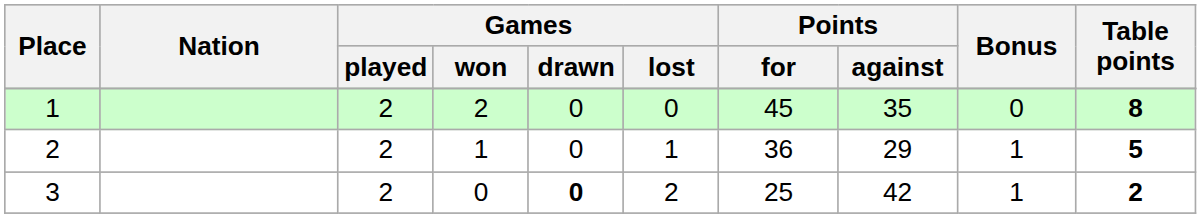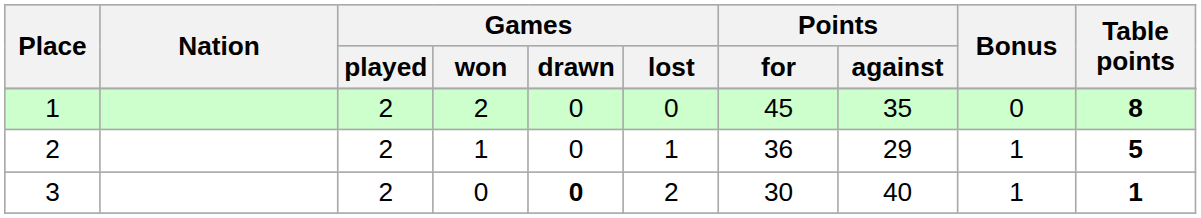(779, 191) 25 -> (779, 191) 30
(898, 191) 42 -> (898, 191) 40
(1136, 191) 2 -> (1136, 191) 1
